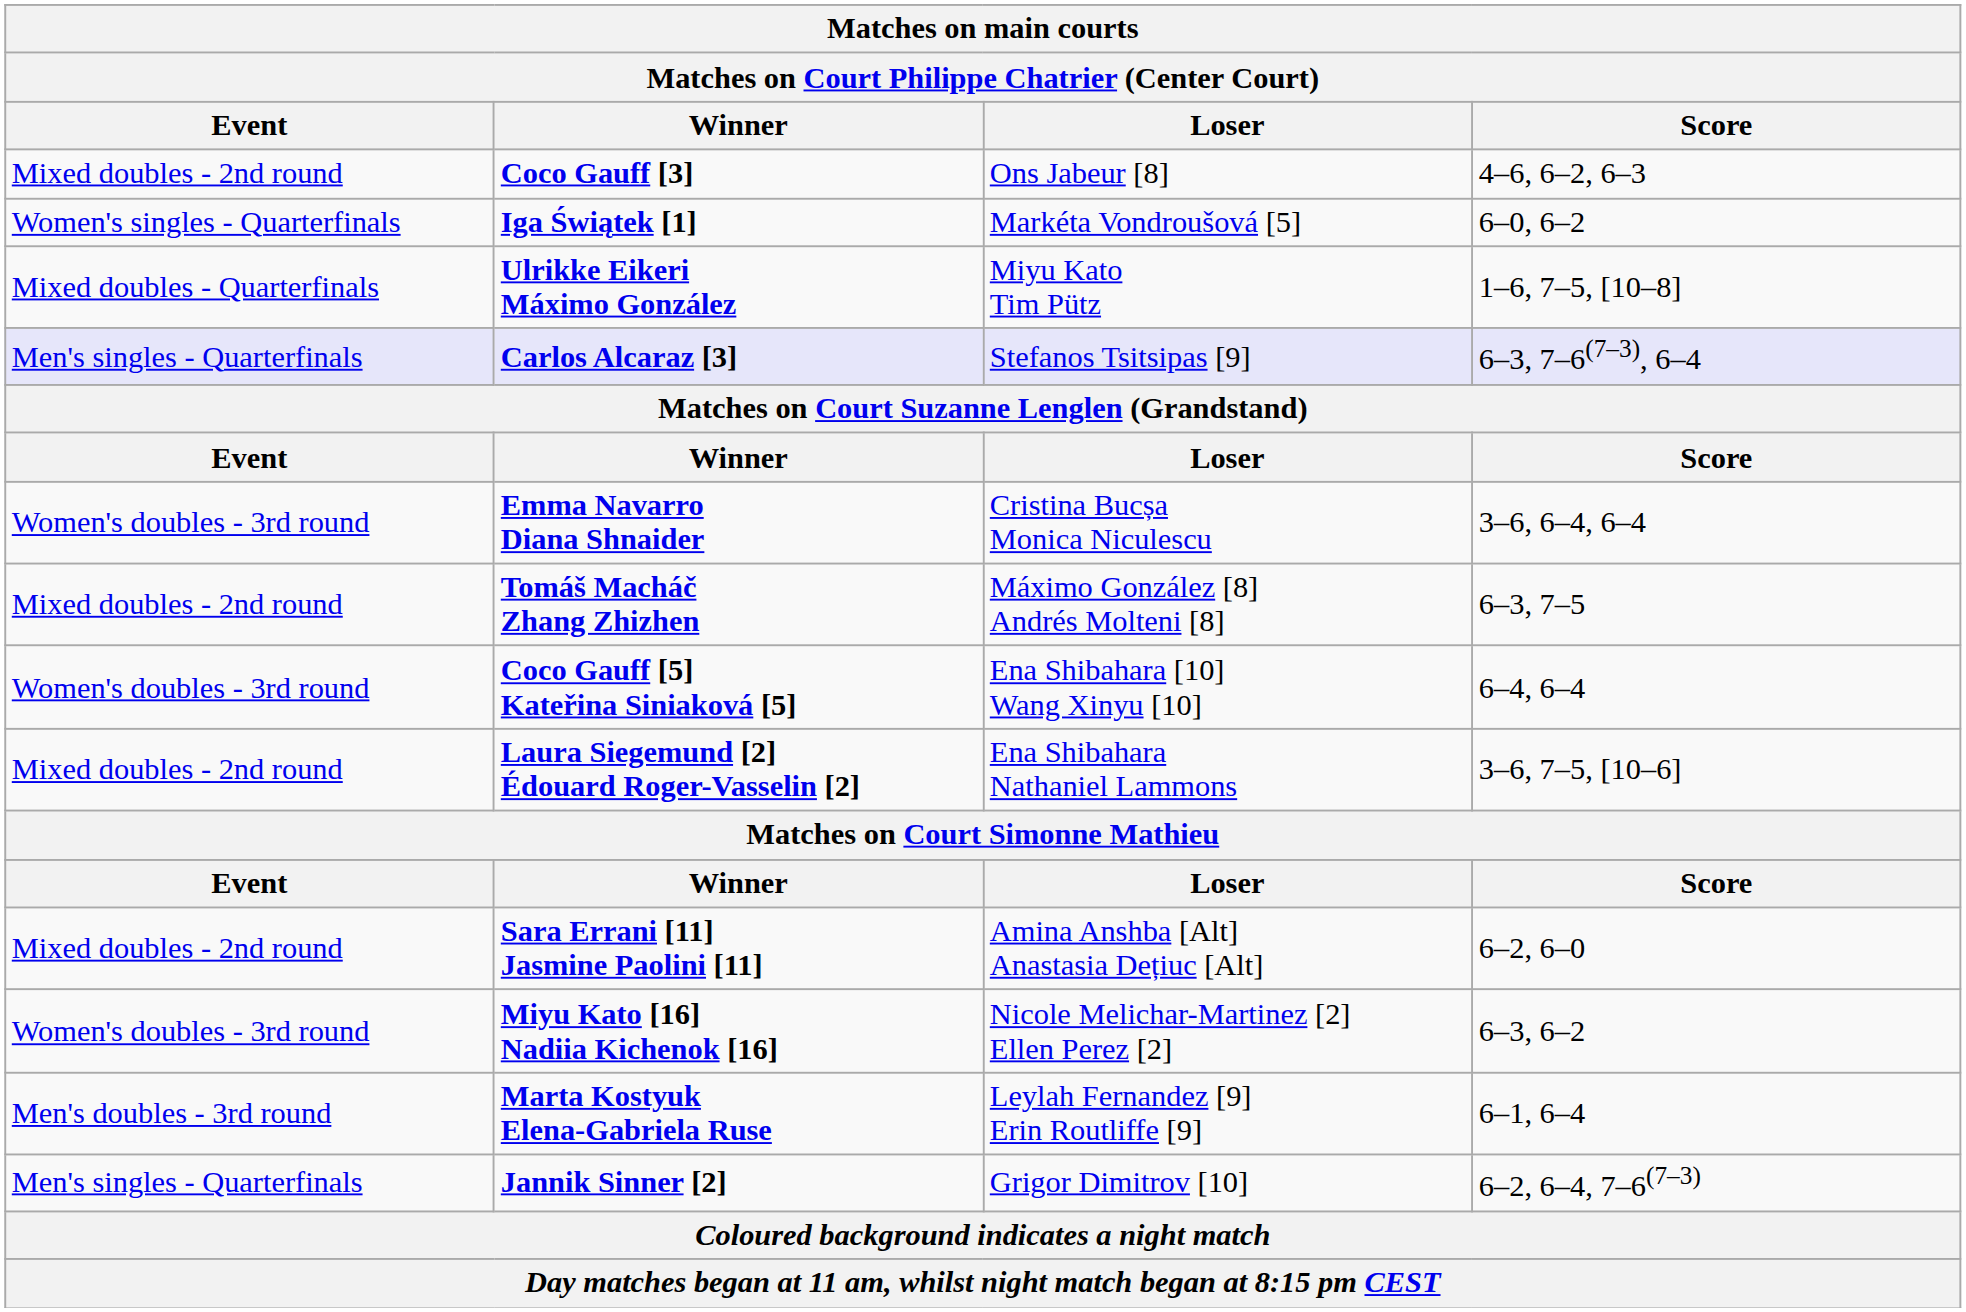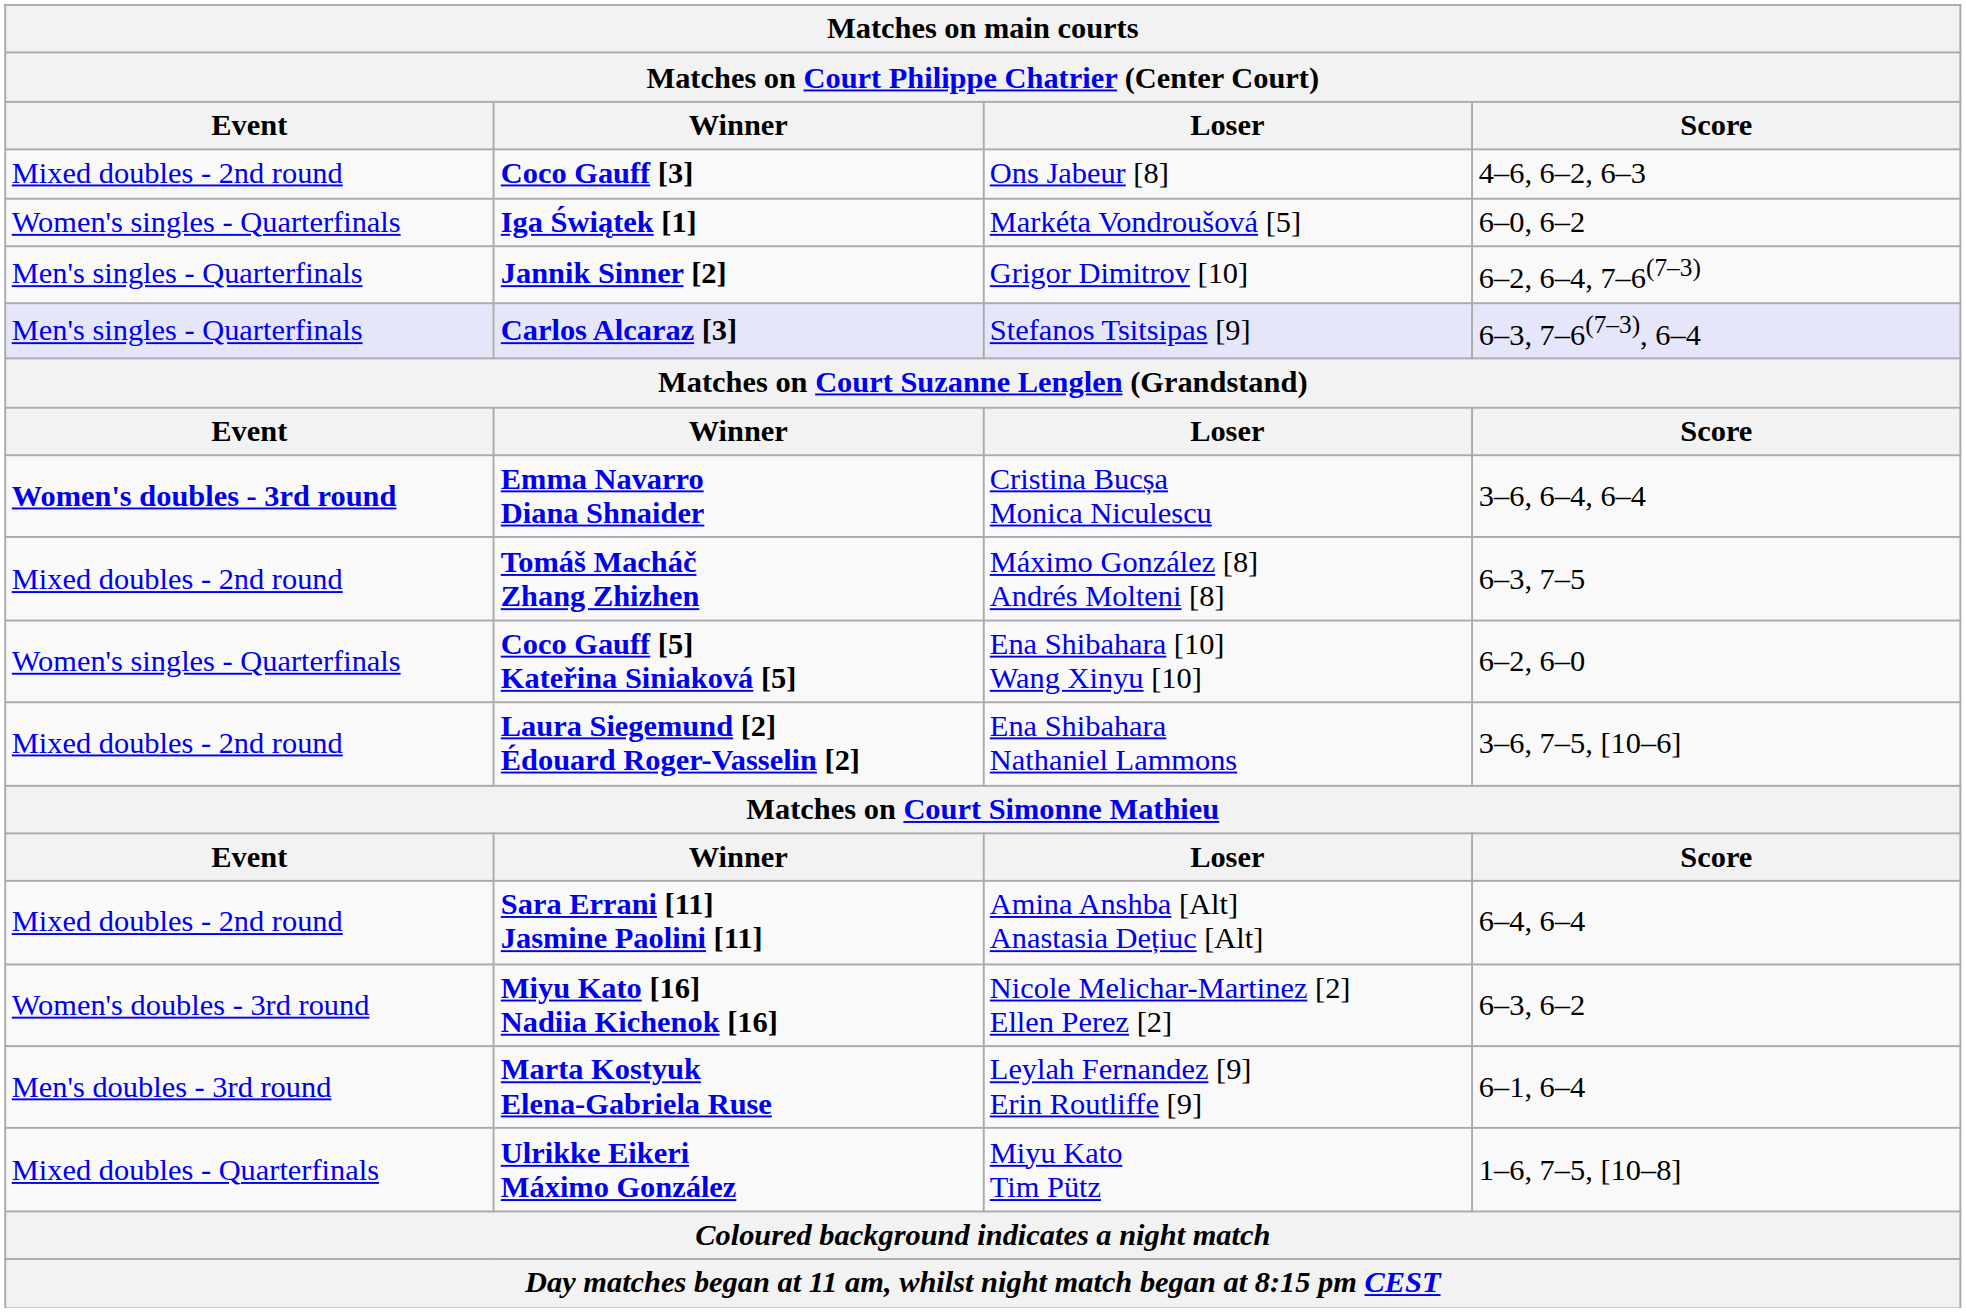rows swapped: (614, 1182) <-> (619, 286)
(191, 522) normal -> (204, 496) bold
(191, 686) Women's doubles - 3rd round -> (206, 660) Women's singles - Quarterfinals
(1532, 686) 6–4, 6–4 -> (1532, 660) 6–2, 6–0
(1532, 948) 6–2, 6–0 -> (1532, 922) 6–4, 6–4
